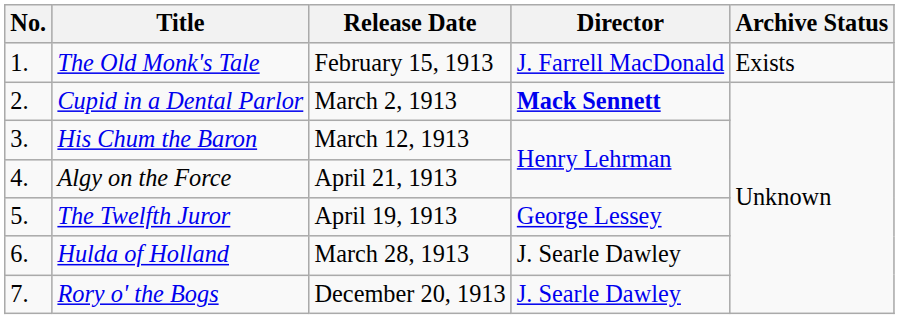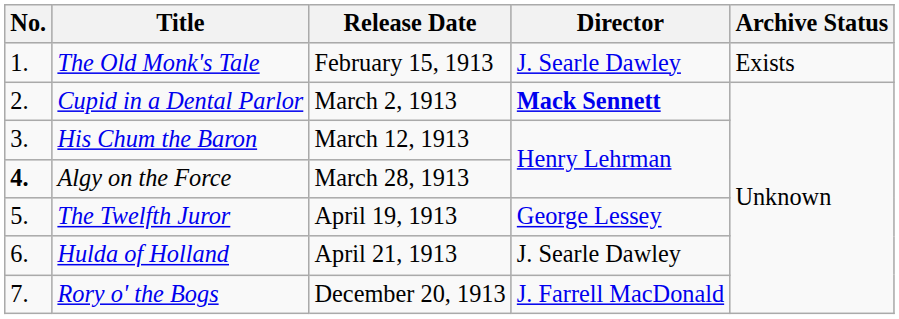(621, 62) J. Farrell MacDonald -> (599, 62) J. Searle Dawley
(19, 178) normal -> (19, 178) bold
(386, 178) April 21, 1913 -> (392, 178) March 28, 1913
(392, 255) March 28, 1913 -> (386, 255) April 21, 1913
(599, 293) J. Searle Dawley -> (621, 293) J. Farrell MacDonald
